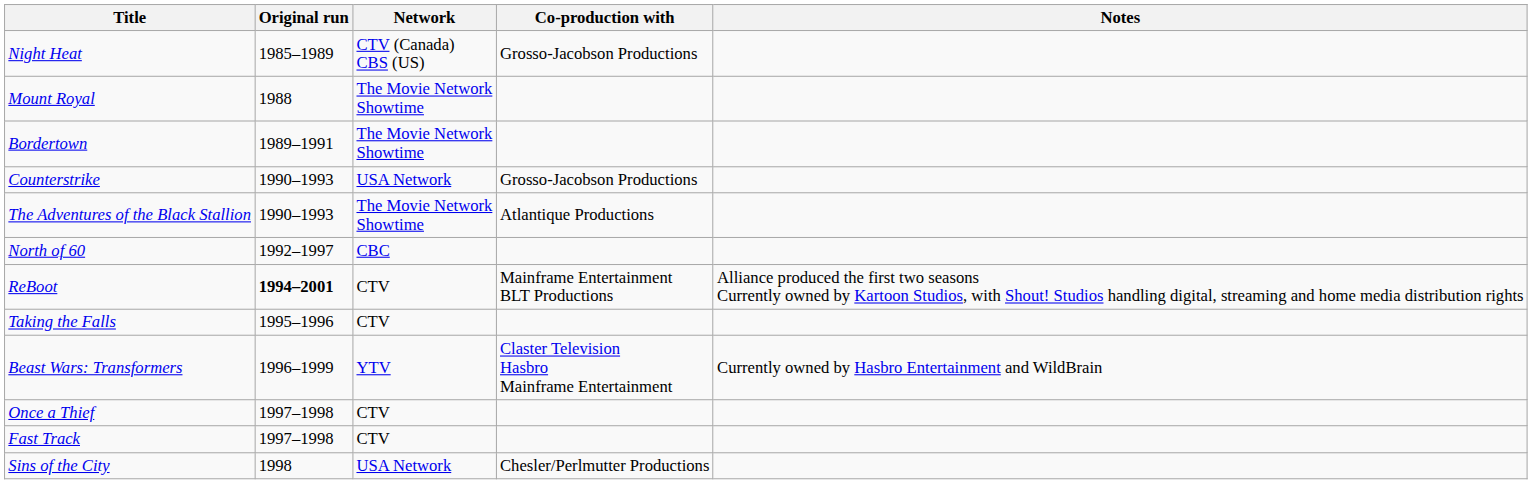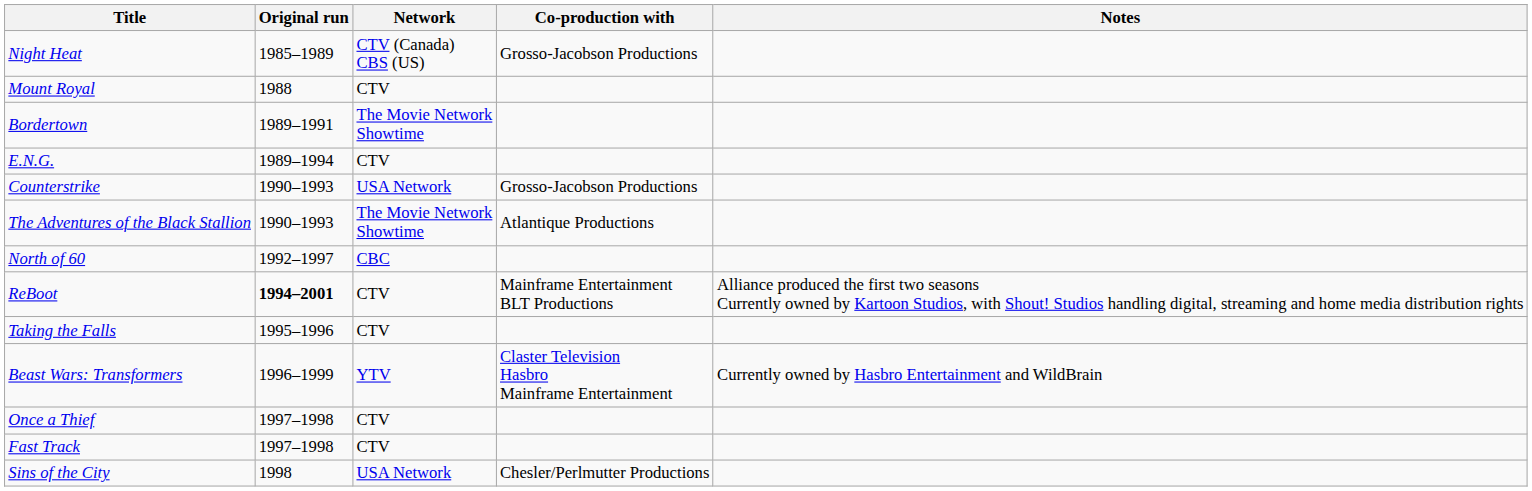(424, 98) The Movie Network Showtime -> (373, 89) CTV
+ row: (31, 160)
